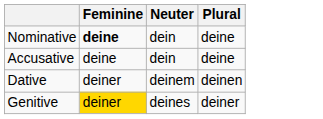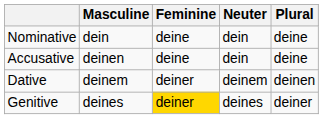+ column: (116, 15)
(101, 37) bold -> (172, 37) normal
